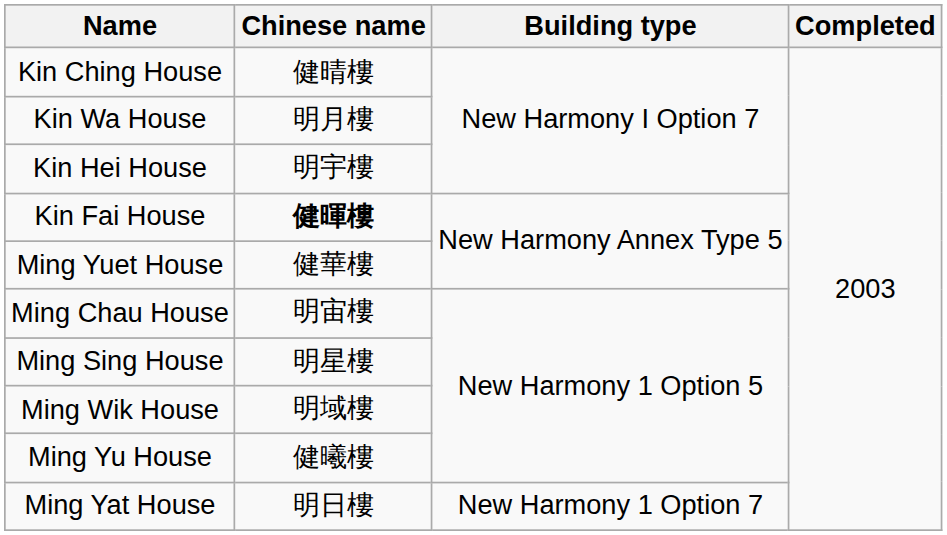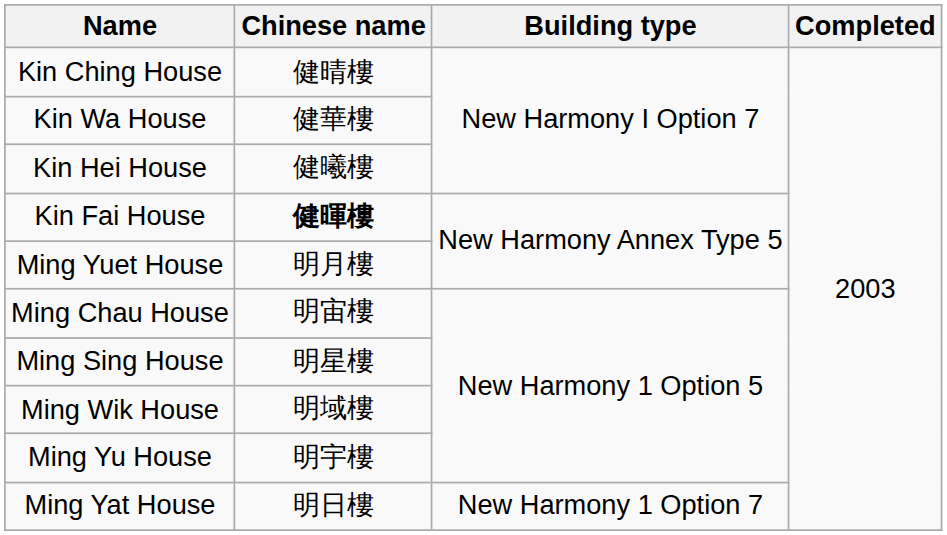(334, 119) 明月樓 -> (334, 119) 健華樓
(334, 167) 明宇樓 -> (334, 167) 健曦樓
(334, 263) 健華樓 -> (334, 263) 明月樓
(334, 456) 健曦樓 -> (334, 456) 明宇樓
